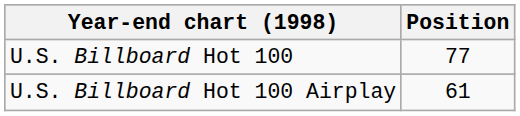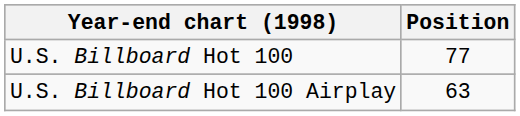(458, 92) 61 -> (458, 92) 63
